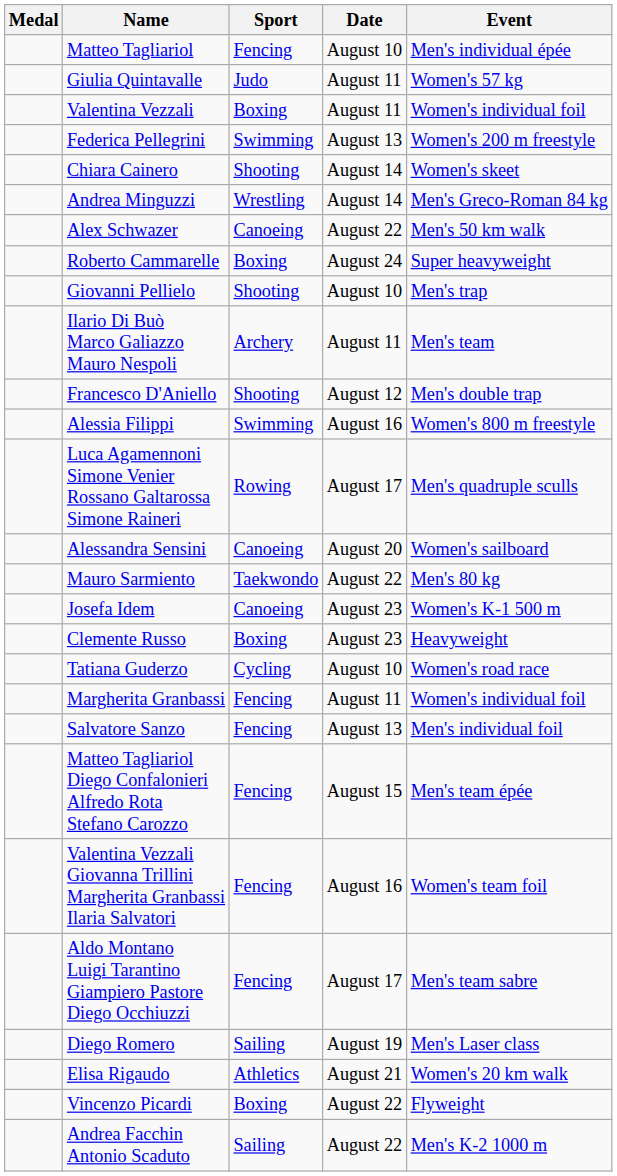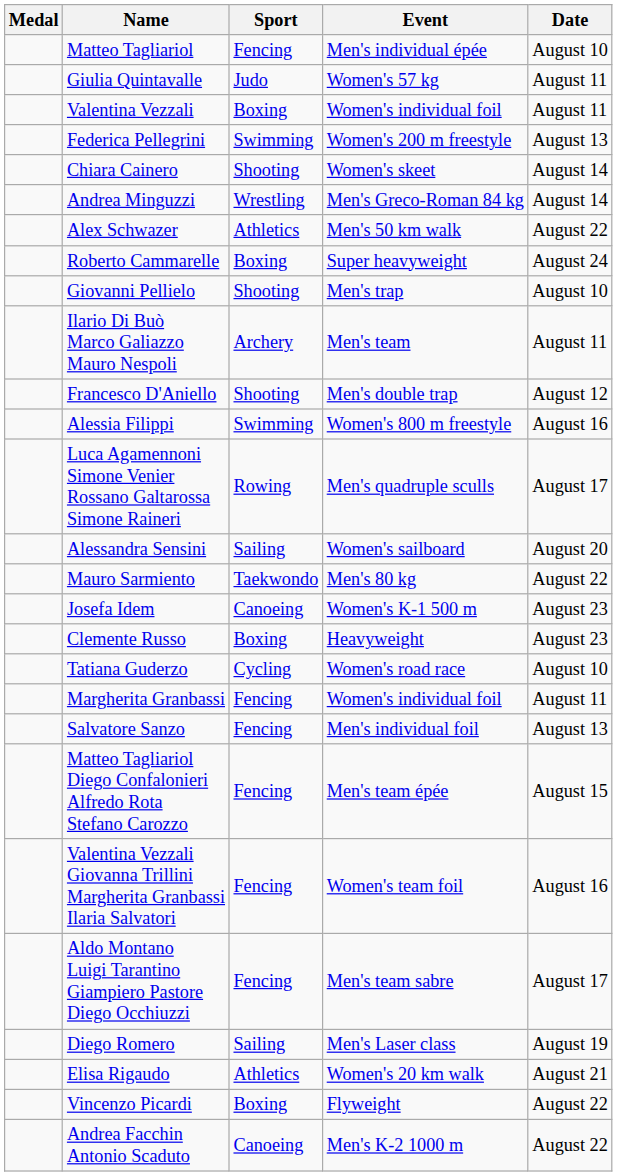columns swapped: (509, 19) <-> (364, 19)
(268, 230) Canoeing -> (266, 230) Athletics
(268, 548) Canoeing -> (259, 548) Sailing
(259, 1144) Sailing -> (268, 1144) Canoeing
